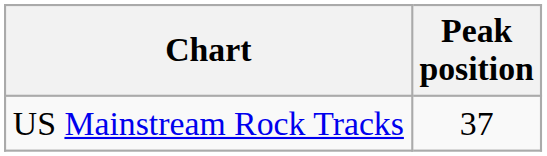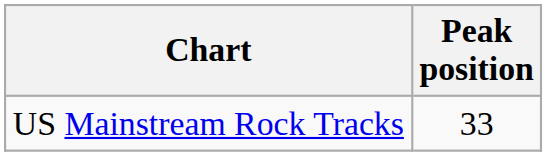(477, 122) 37 -> (477, 122) 33
